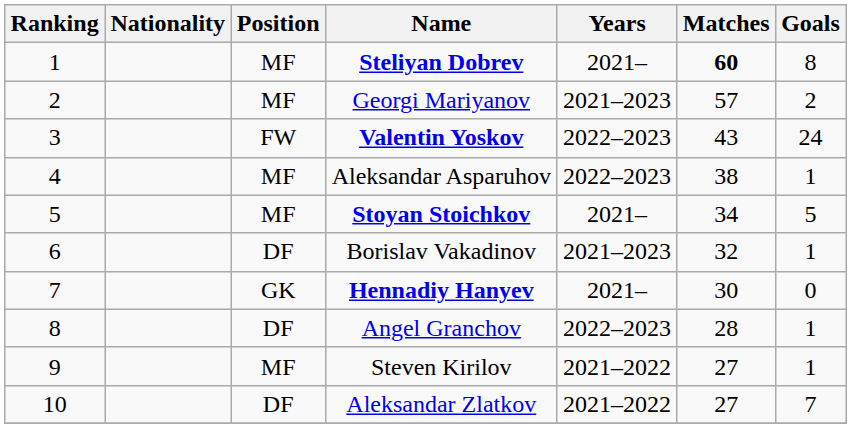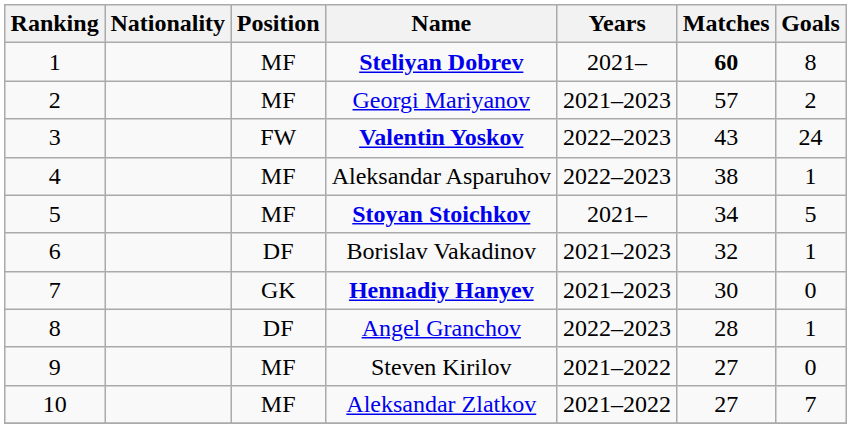(617, 289) 2021– -> (617, 289) 2021–2023
(810, 366) 1 -> (810, 366) 0
(278, 404) DF -> (278, 404) MF
